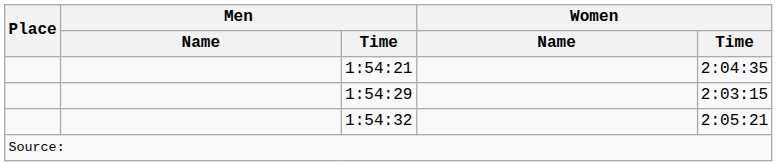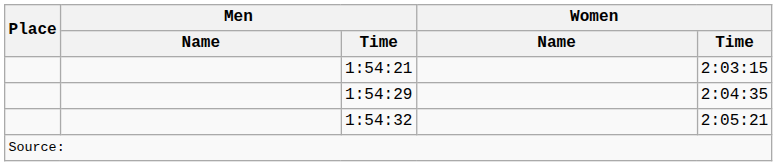(735, 70) 2:04:35 -> (735, 70) 2:03:15
(735, 96) 2:03:15 -> (735, 96) 2:04:35
